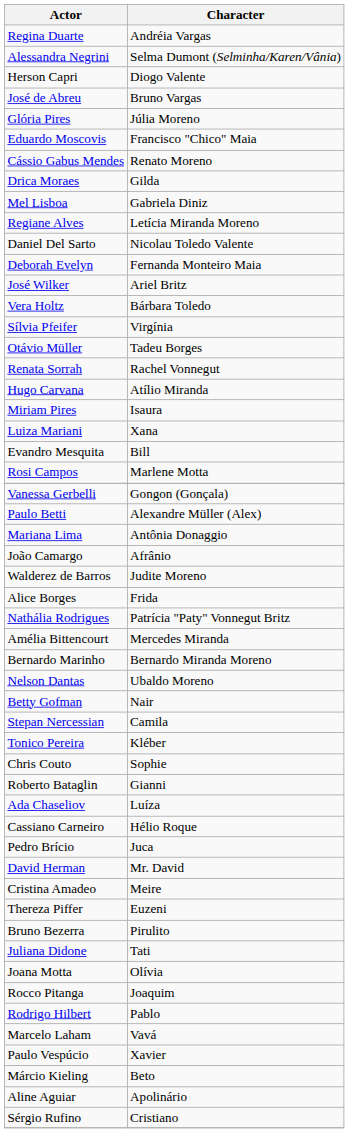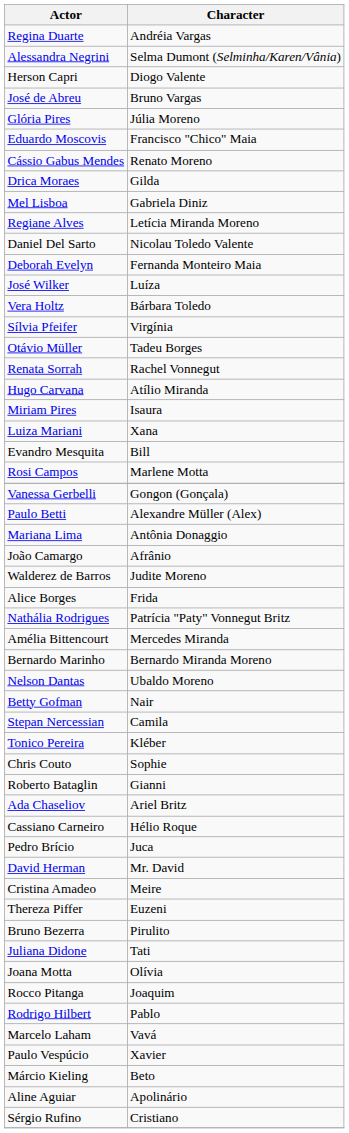(158, 285) Ariel Britz -> (145, 285) Luíza
(145, 805) Luíza -> (158, 805) Ariel Britz
